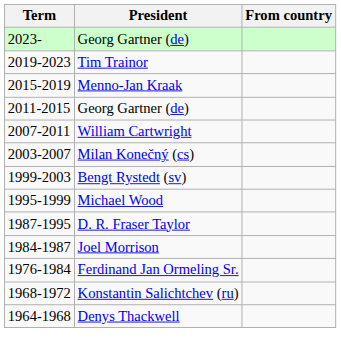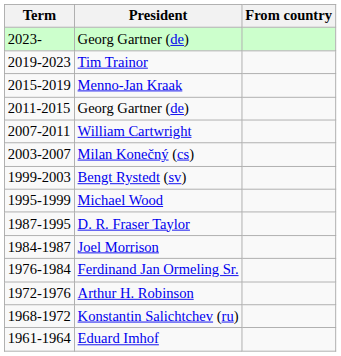+ row: (39, 293)
- row: (39, 316)
+ row: (39, 339)
